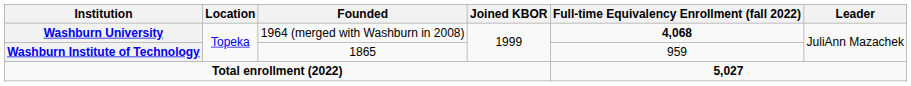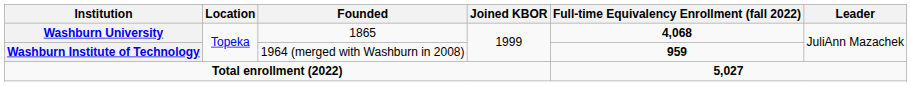(363, 33) 1964 (merged with Washburn in 2008) -> (363, 33) 1865
(363, 52) 1865 -> (363, 52) 1964 (merged with Washburn in 2008)
(677, 52) normal -> (677, 52) bold
